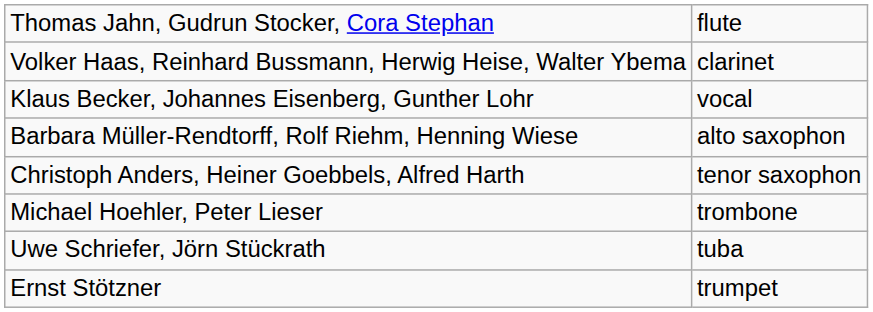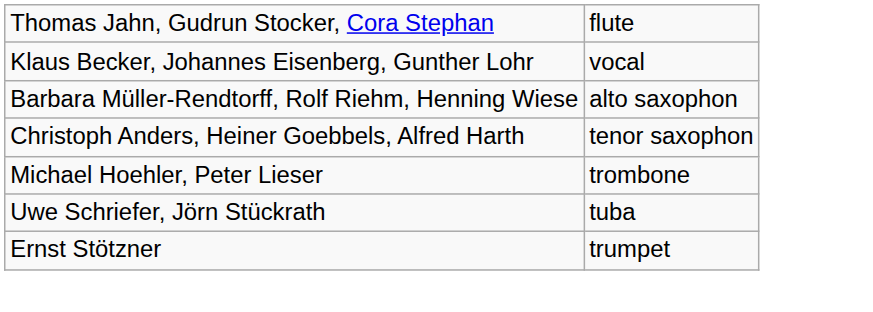- row: (348, 61)
